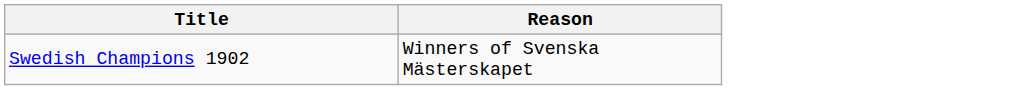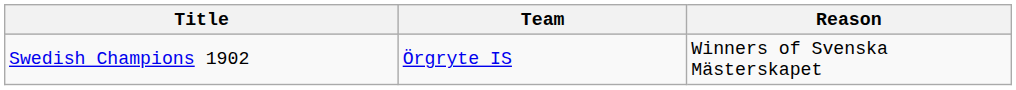+ column: (543, 20)
